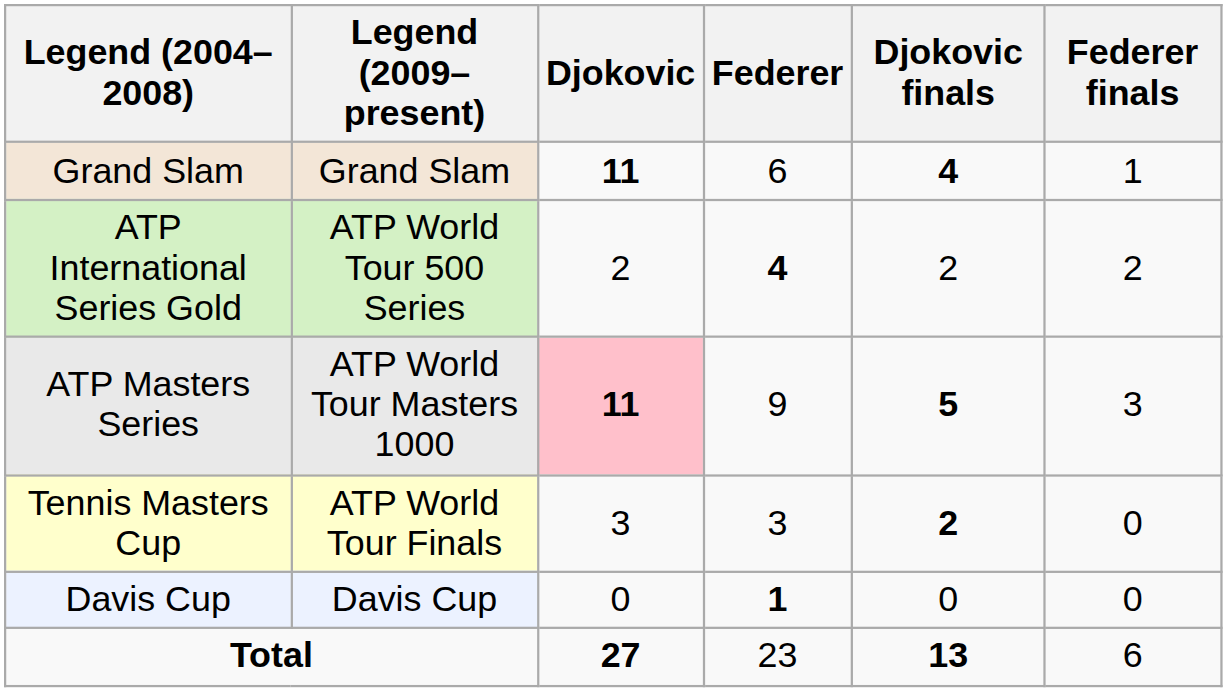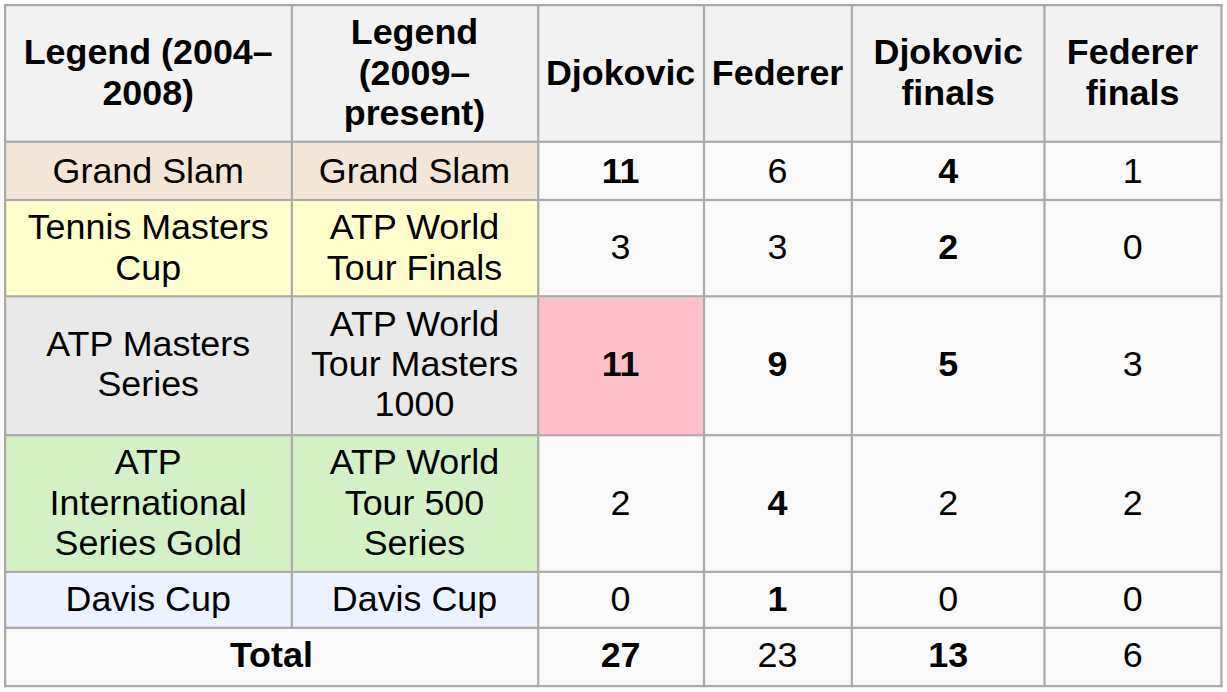rows swapped: (148, 522) <-> (148, 267)
(778, 405) normal -> (778, 364) bold
